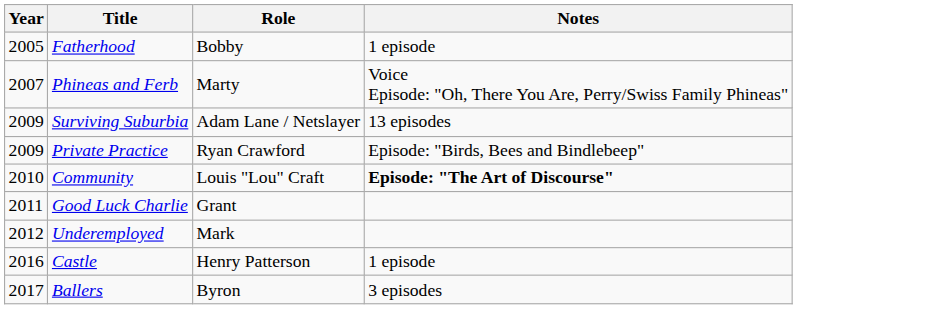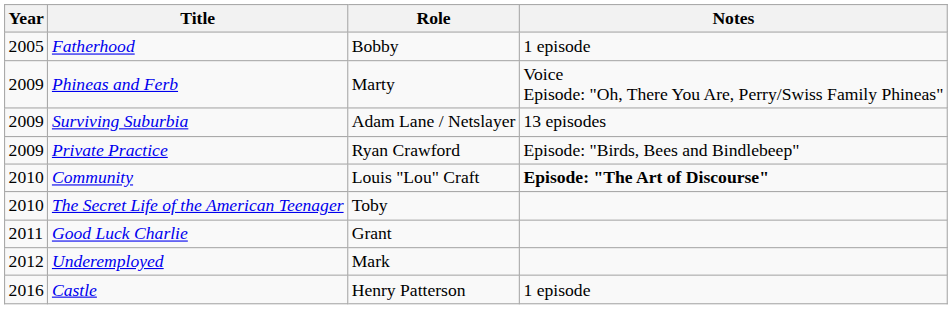(26, 84) 2007 -> (26, 84) 2009
+ row: (198, 205)
- row: (77, 289)
